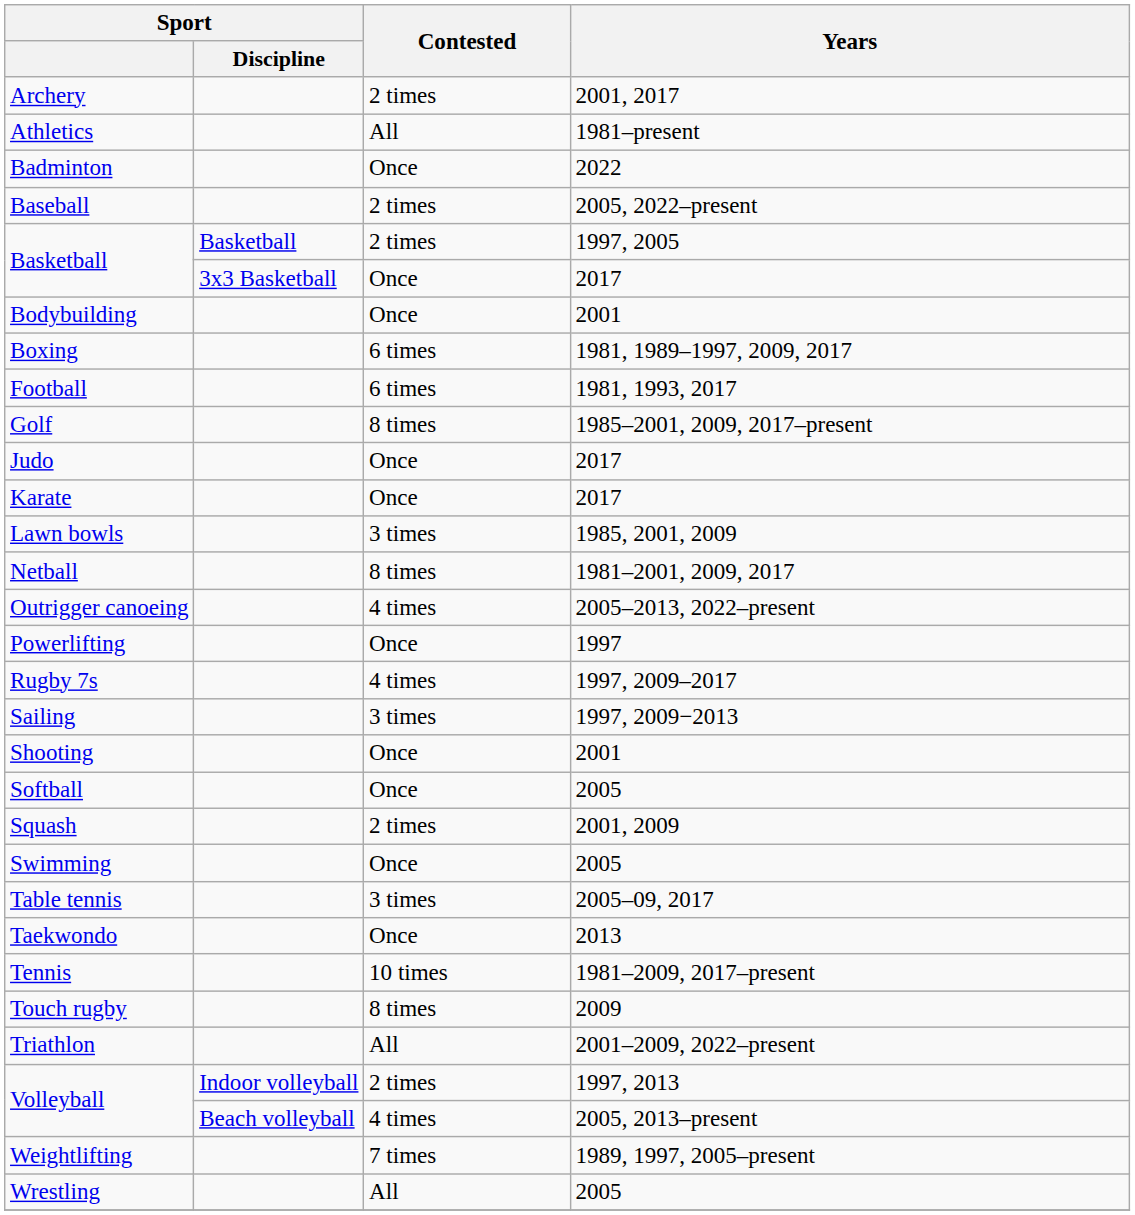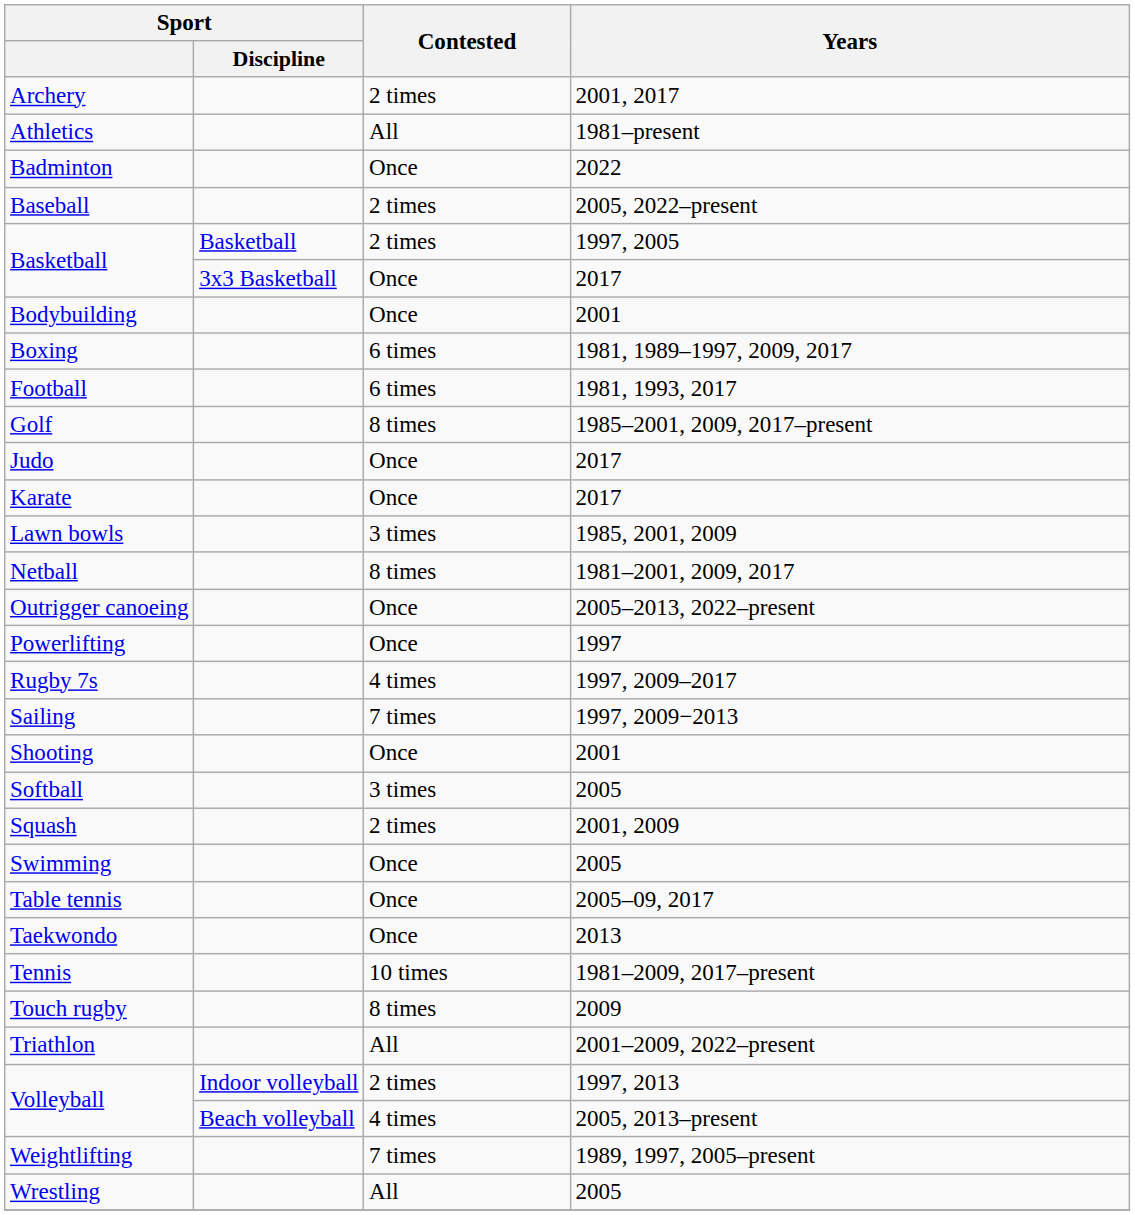(403, 606) 4 times -> (393, 606) Once
(403, 716) 3 times -> (403, 716) 7 times
(393, 789) Once -> (403, 789) 3 times
(403, 899) 3 times -> (393, 899) Once
